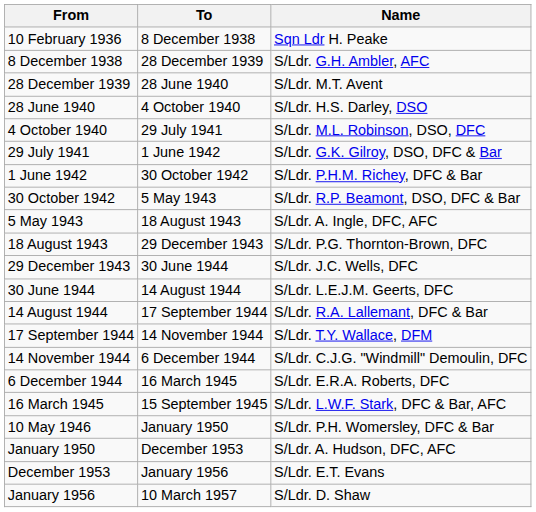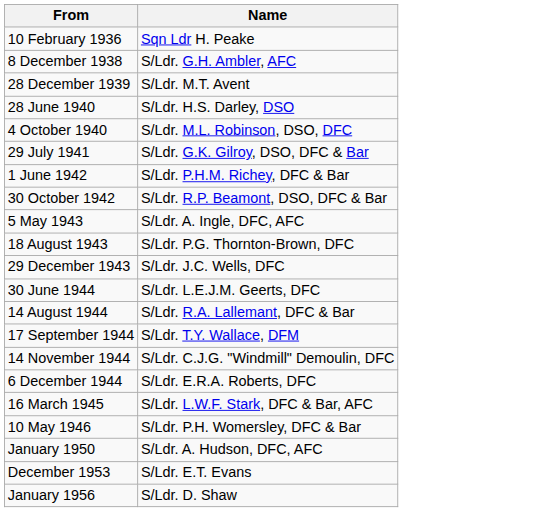- column: (204, 15)
